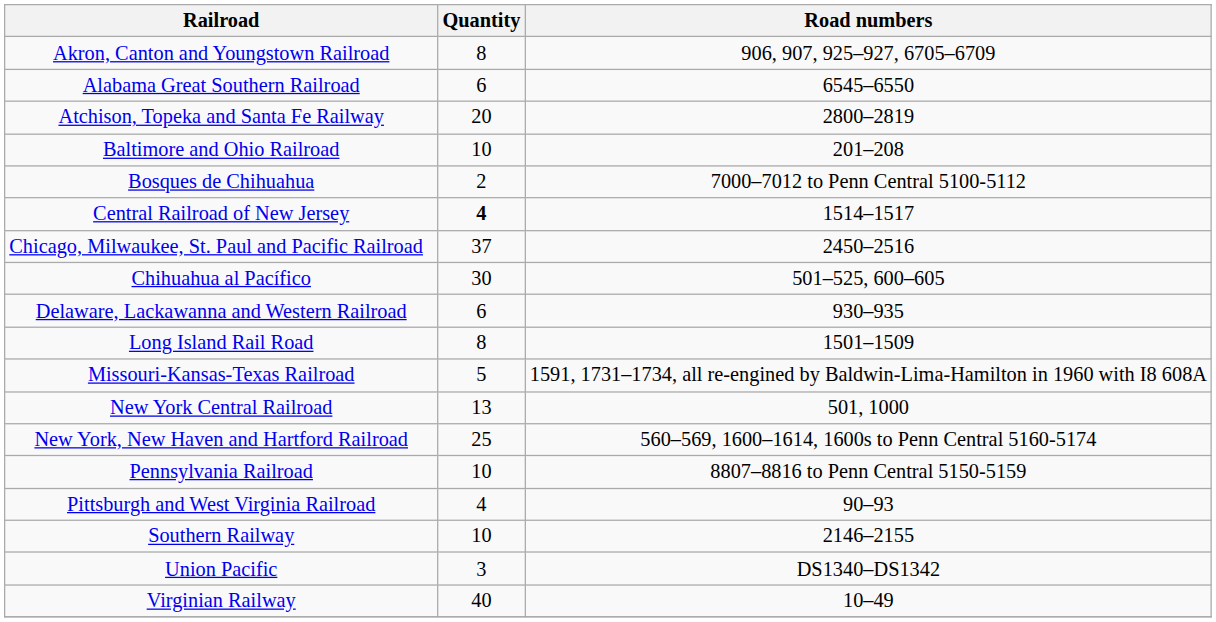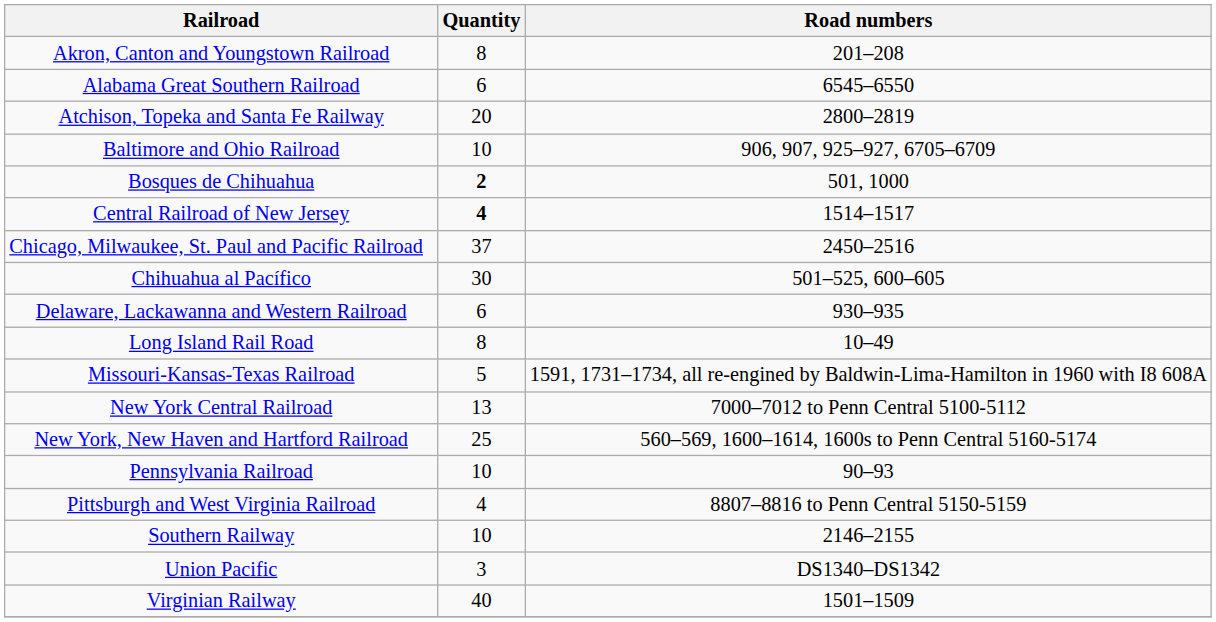(868, 52) 906, 907, 925–927, 6705–6709 -> (868, 52) 201–208
(868, 149) 201–208 -> (868, 149) 906, 907, 925–927, 6705–6709
(481, 181) normal -> (481, 181) bold
(868, 181) 7000–7012 to Penn Central 5100-5112 -> (868, 181) 501, 1000
(868, 342) 1501–1509 -> (868, 342) 10–49
(868, 407) 501, 1000 -> (868, 407) 7000–7012 to Penn Central 5100-5112
(868, 471) 8807–8816 to Penn Central 5150-5159 -> (868, 471) 90–93
(868, 504) 90–93 -> (868, 504) 8807–8816 to Penn Central 5150-5159
(868, 600) 10–49 -> (868, 600) 1501–1509
